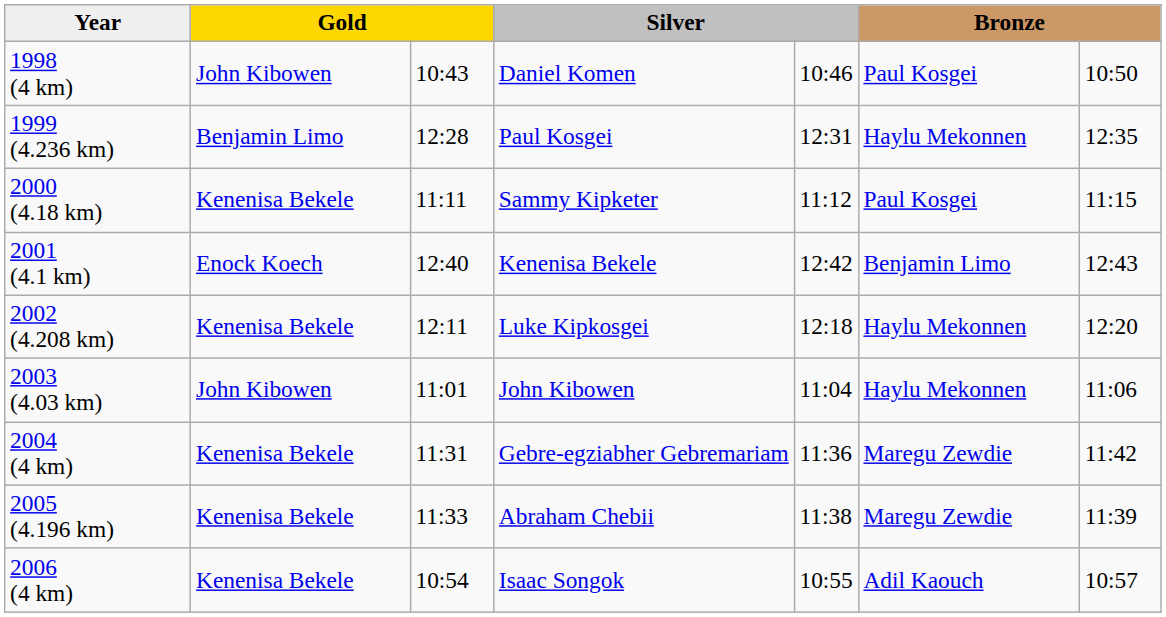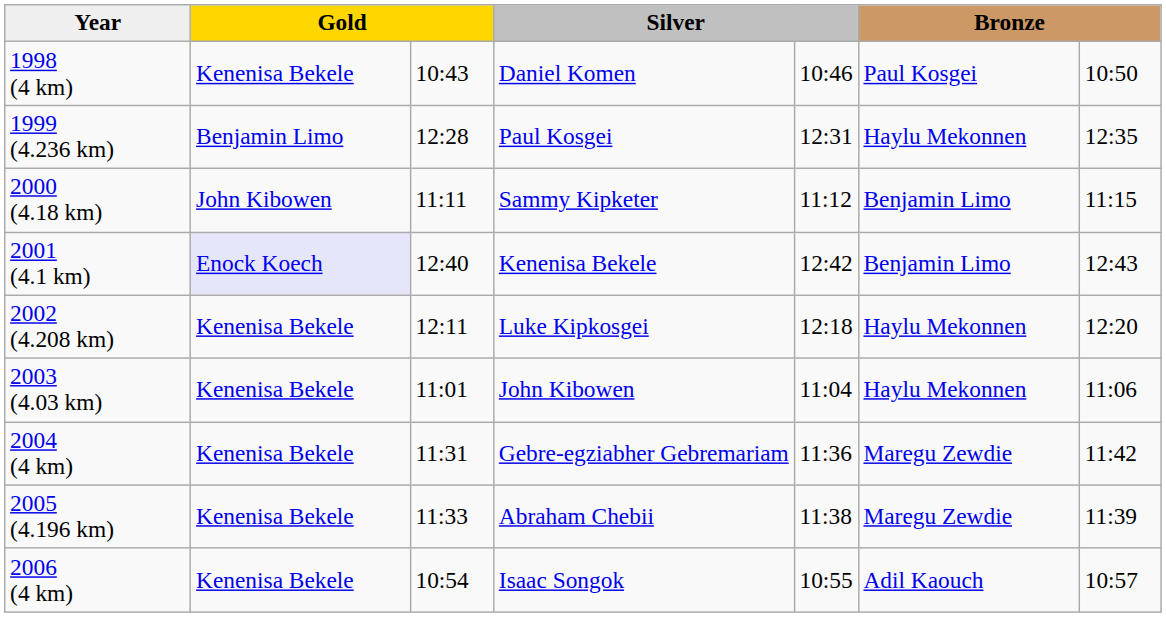(264, 73) John Kibowen -> (275, 73) Kenenisa Bekele
(275, 199) Kenenisa Bekele -> (264, 199) John Kibowen
(920, 199) Paul Kosgei -> (937, 199) Benjamin Limo
(259, 263) no background -> (259, 263) lavender background
(264, 389) John Kibowen -> (275, 389) Kenenisa Bekele
